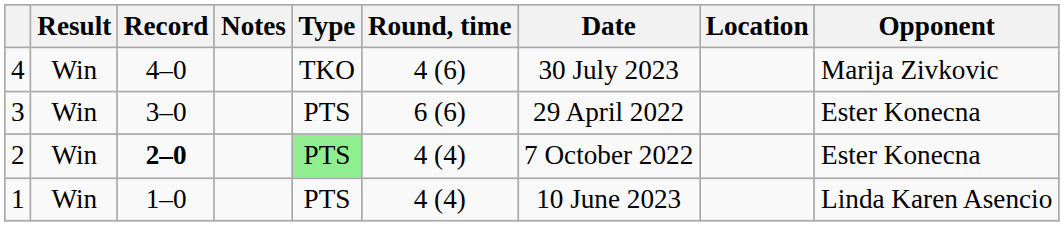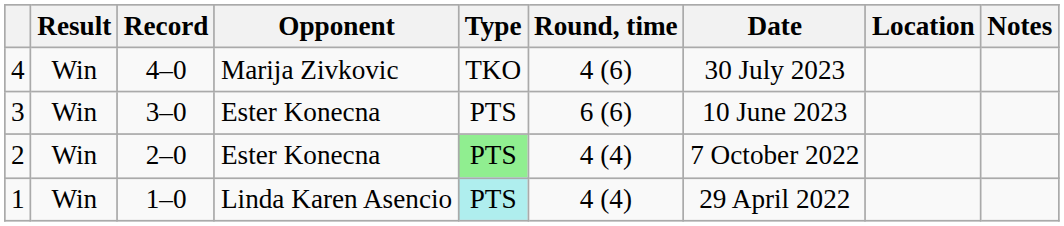columns swapped: (937, 26) <-> (253, 26)
(609, 112) 29 April 2022 -> (775, 112) 10 June 2023
(166, 155) bold -> (166, 155) normal
(327, 198) no background -> (493, 198) paleturquoise background
(609, 198) 10 June 2023 -> (775, 198) 29 April 2022
